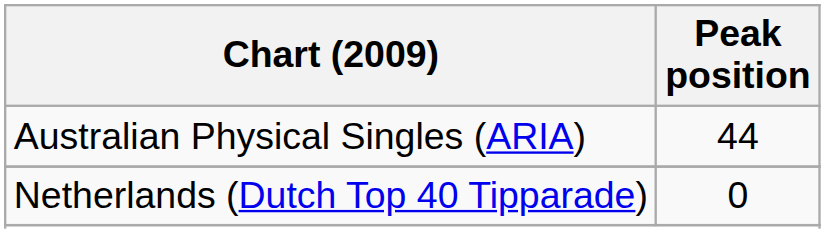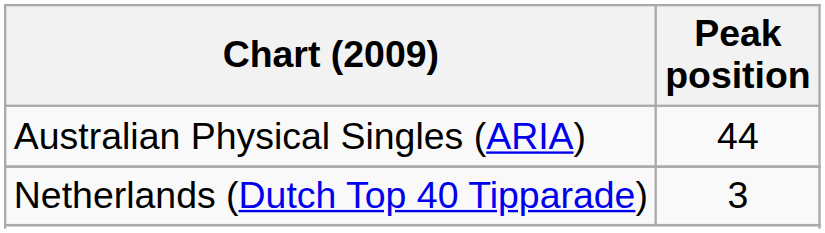(738, 195) 0 -> (738, 195) 3
